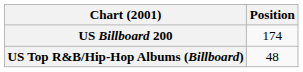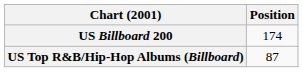(272, 56) 48 -> (272, 56) 87
